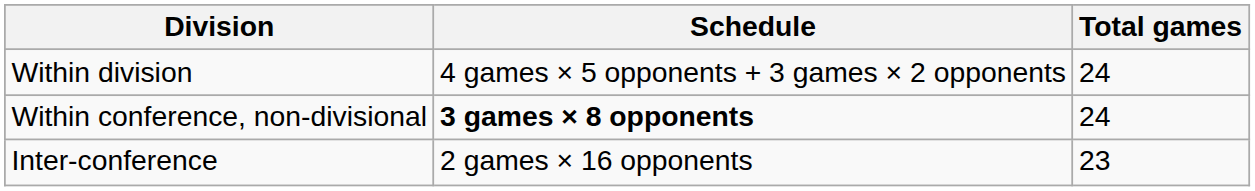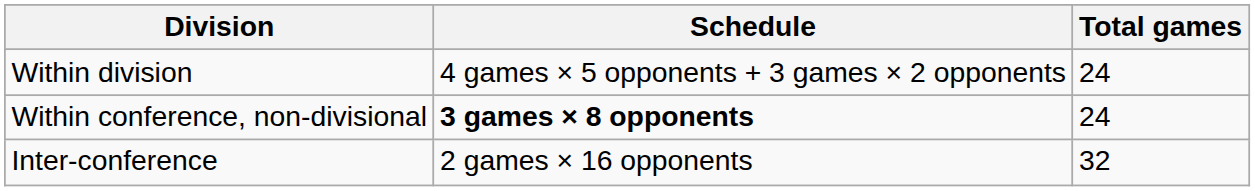(1095, 161) 23 -> (1095, 161) 32
